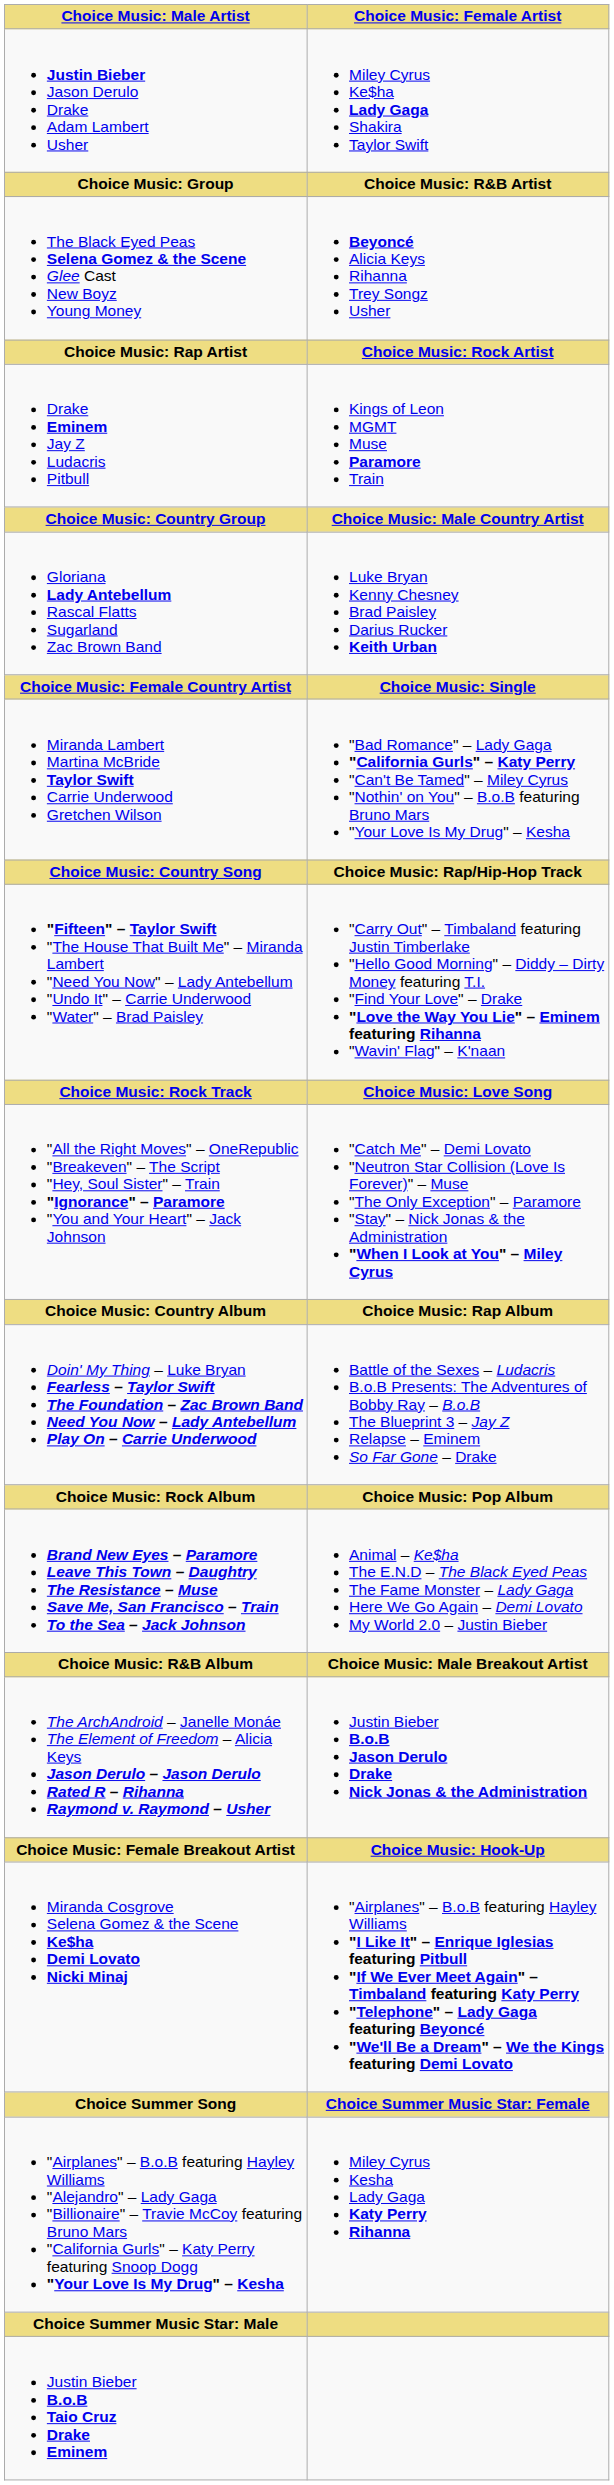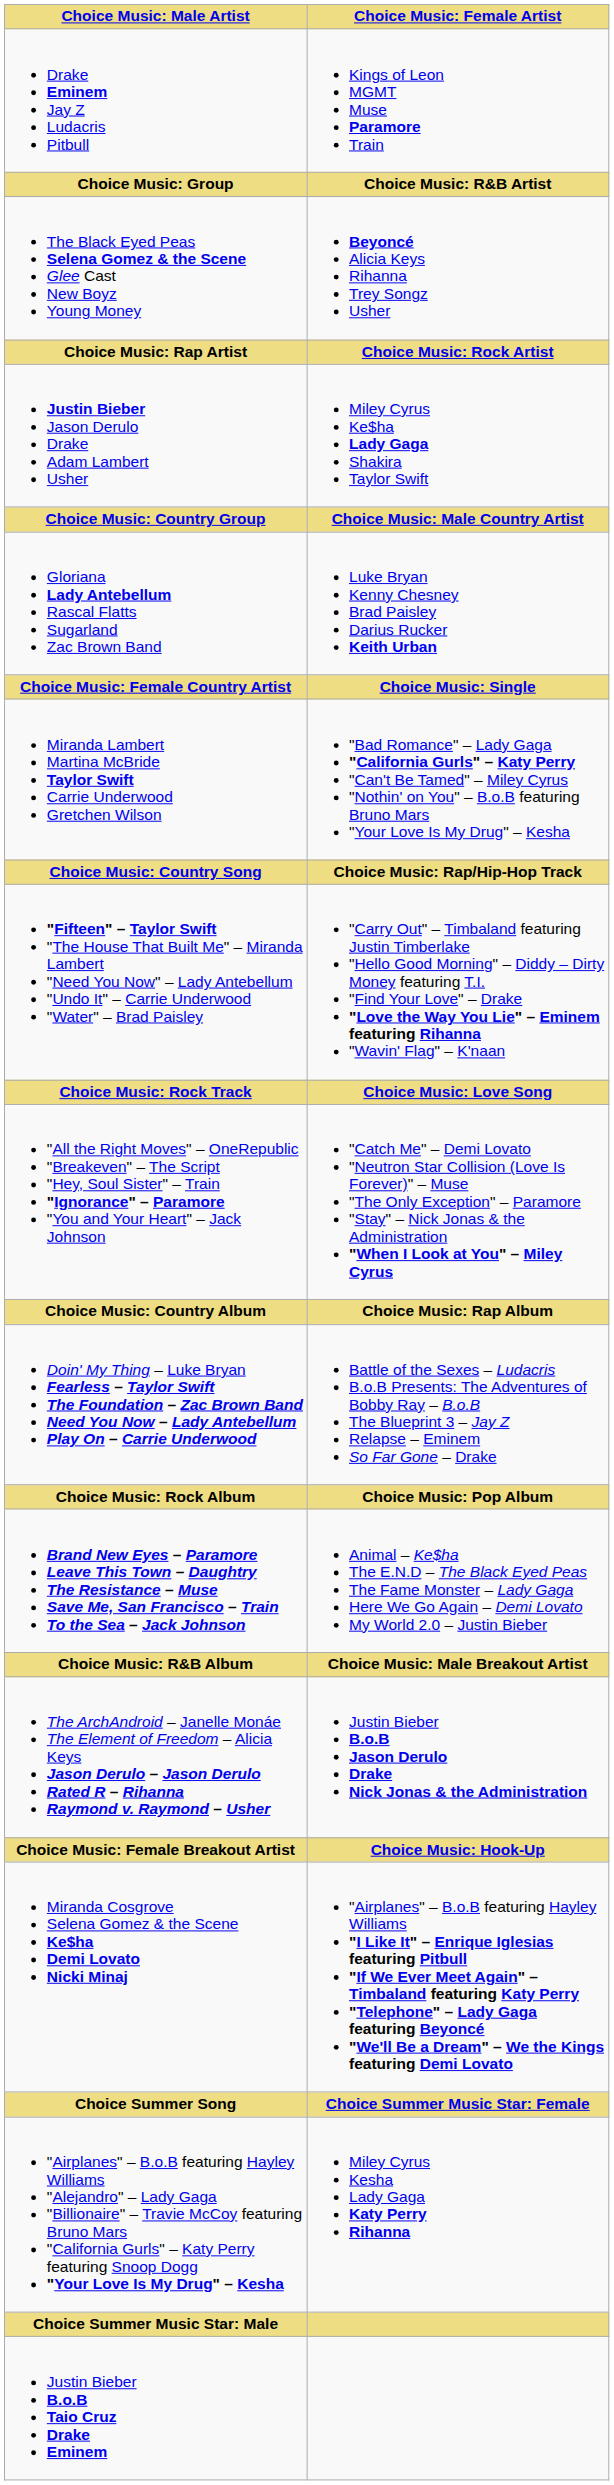rows swapped: (156, 109) <-> (156, 444)
